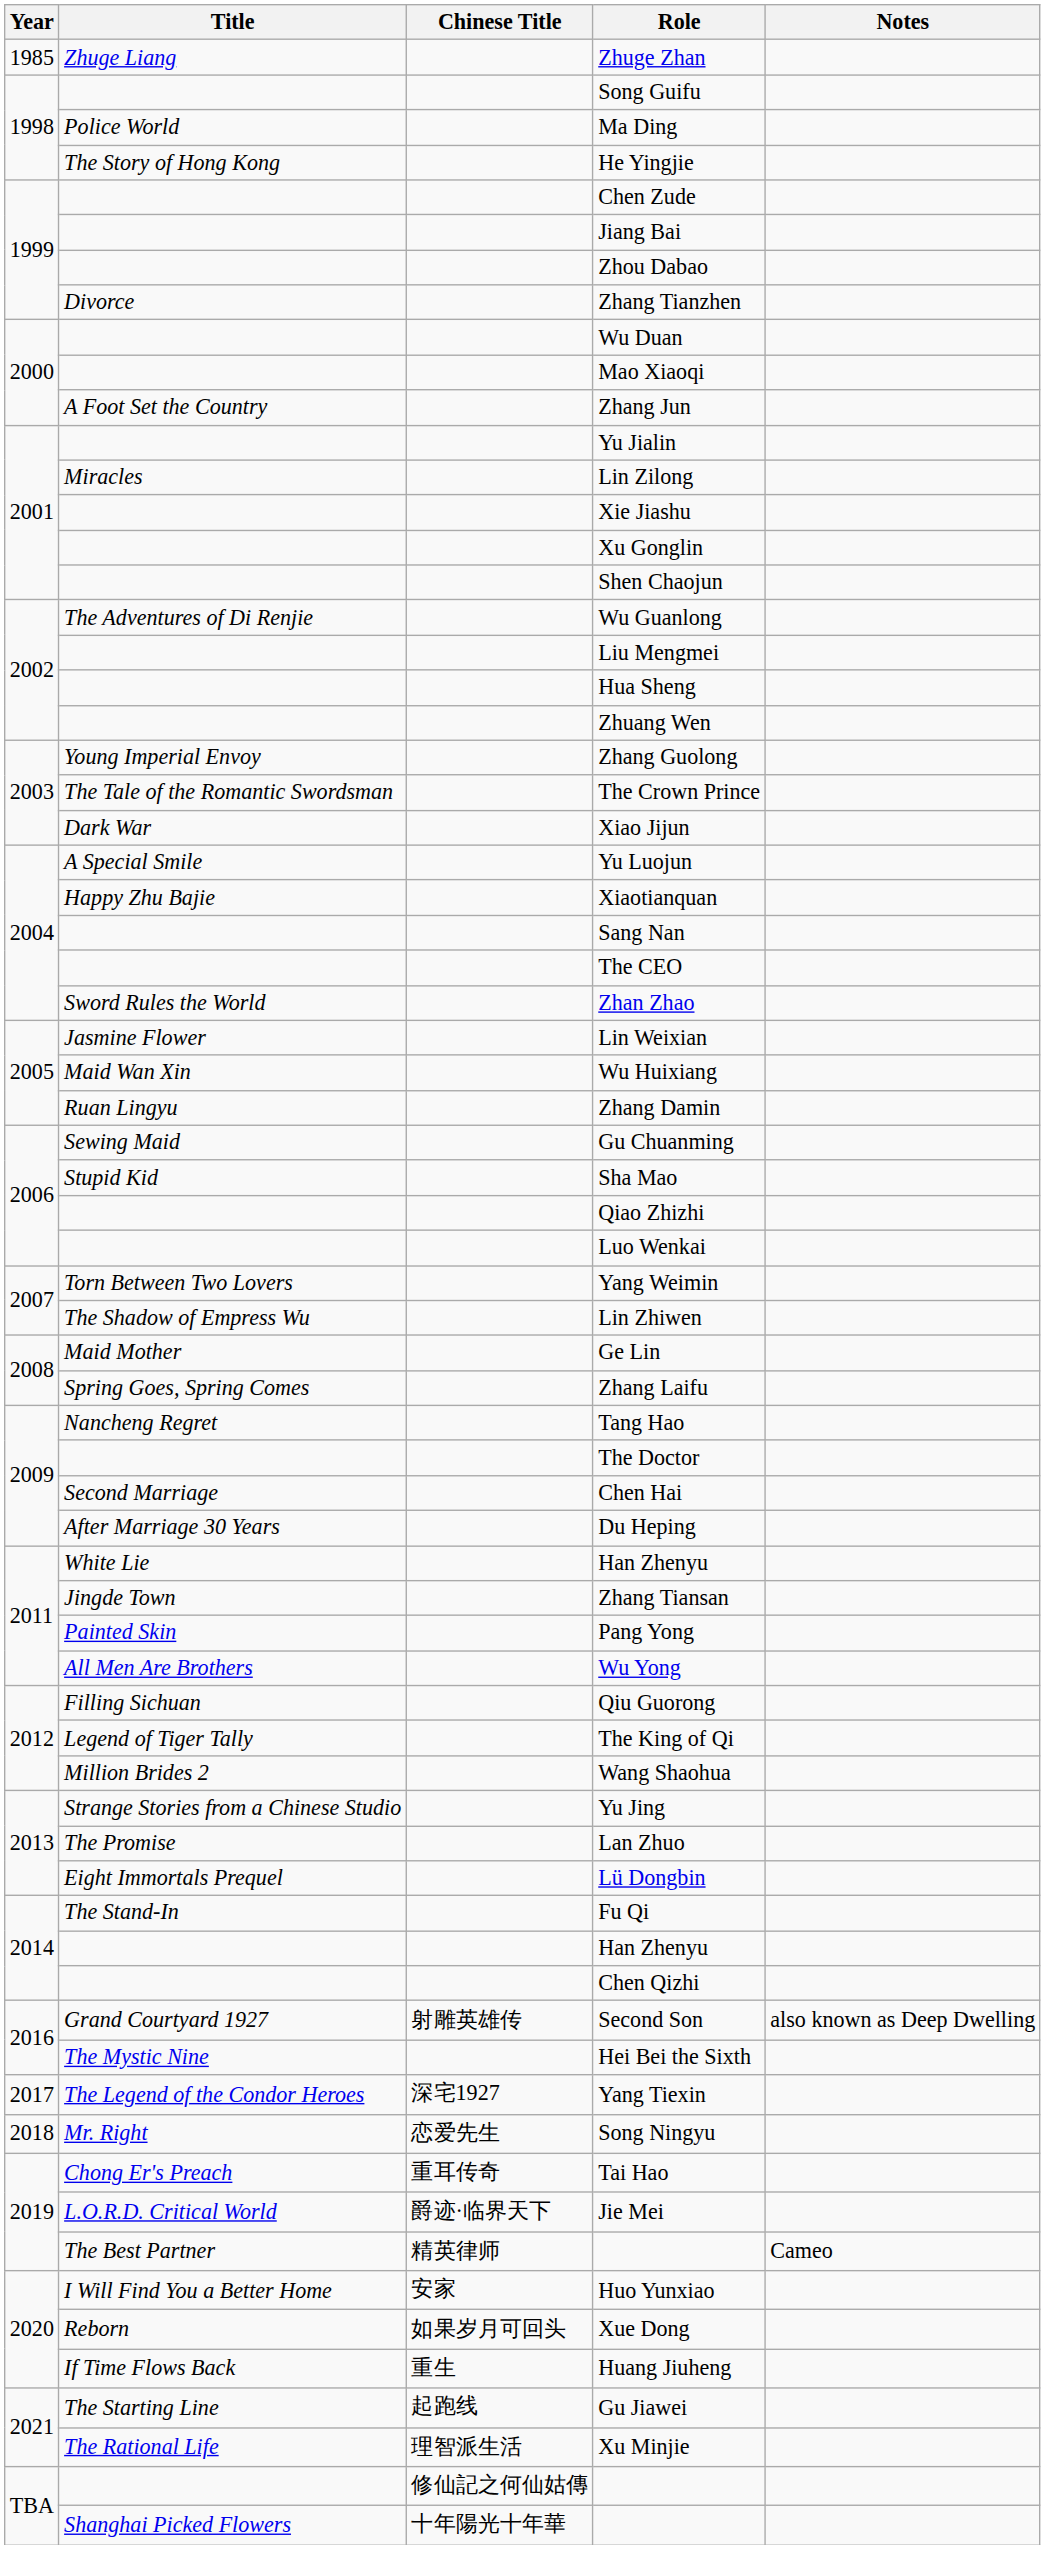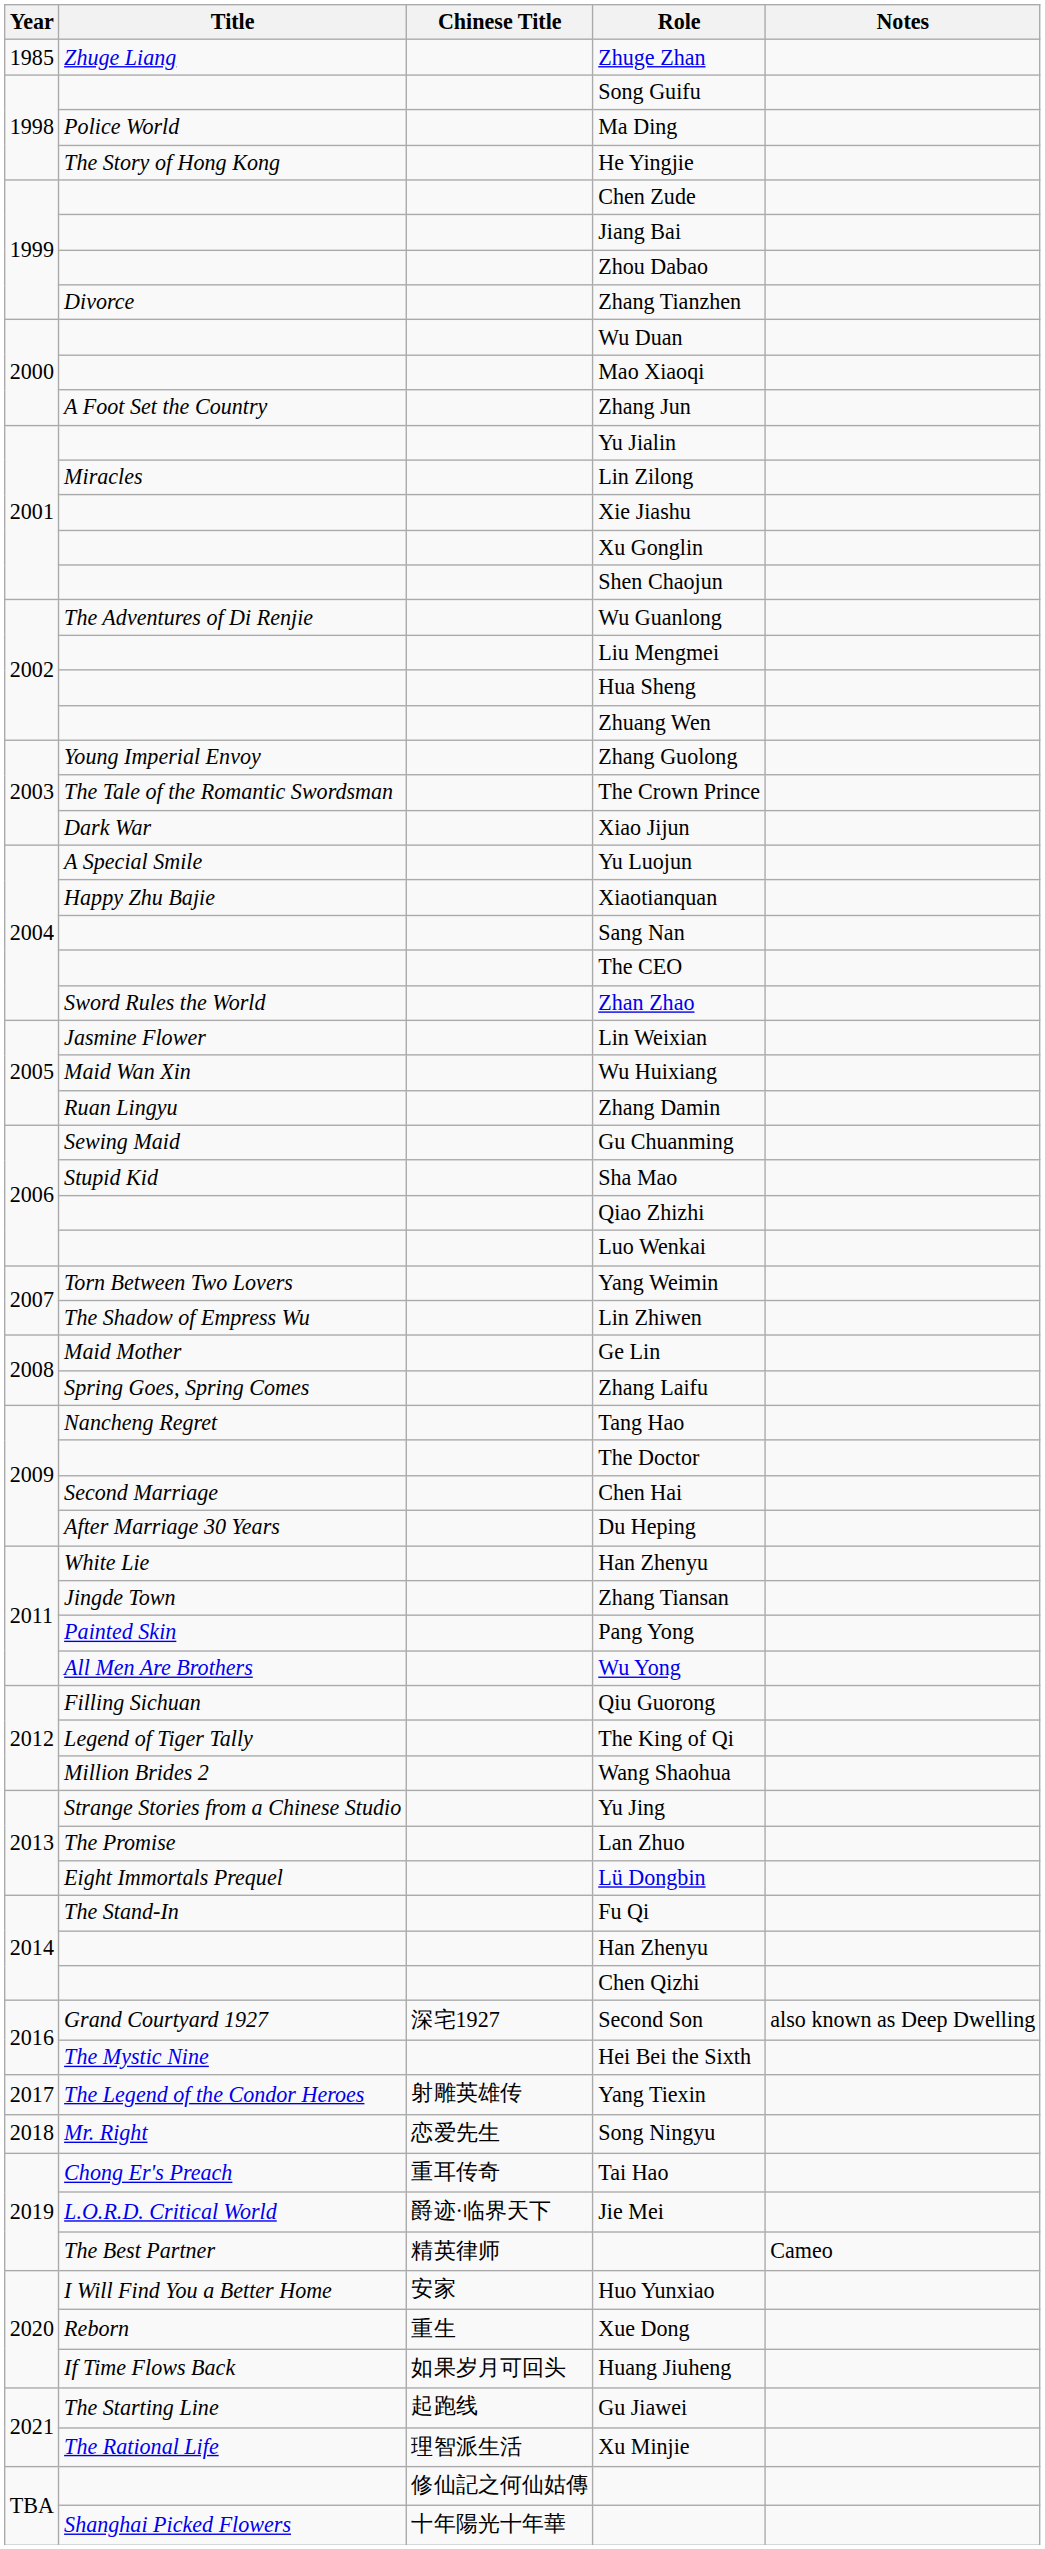(467, 2019) 射雕英雄传 -> (456, 2019) 深宅1927
(456, 2093) 深宅1927 -> (467, 2093) 射雕英雄传
(489, 2328) 如果岁月可回头 -> (434, 2328) 重生
(434, 2367) 重生 -> (489, 2367) 如果岁月可回头
